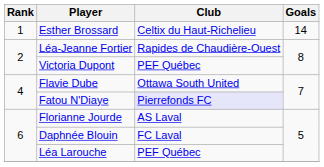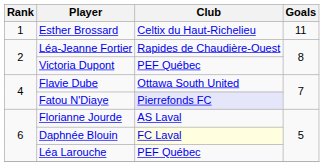(301, 30) 14 -> (301, 30) 11
(159, 135) no background -> (159, 135) lightyellow background
